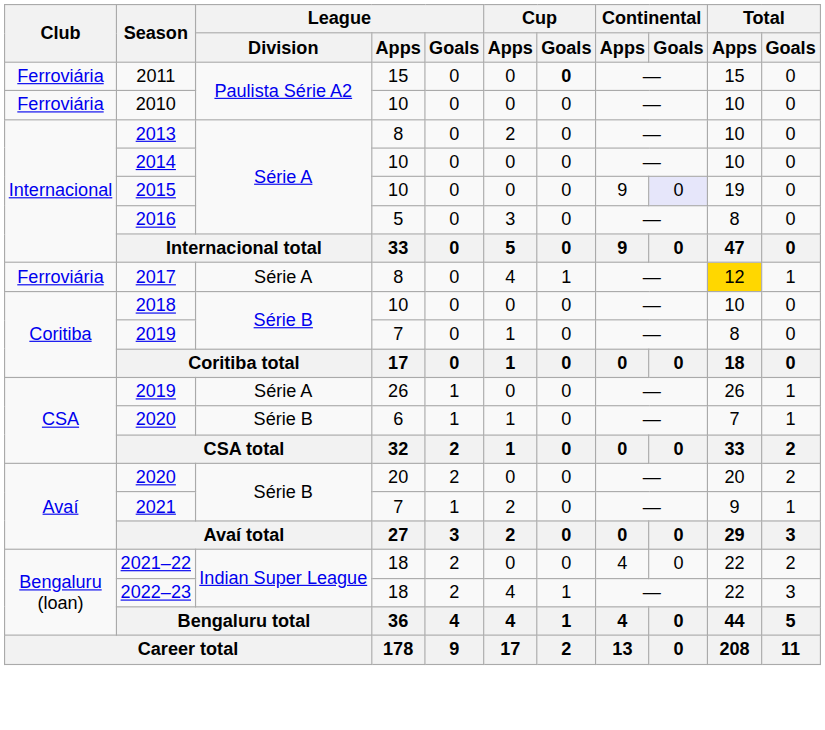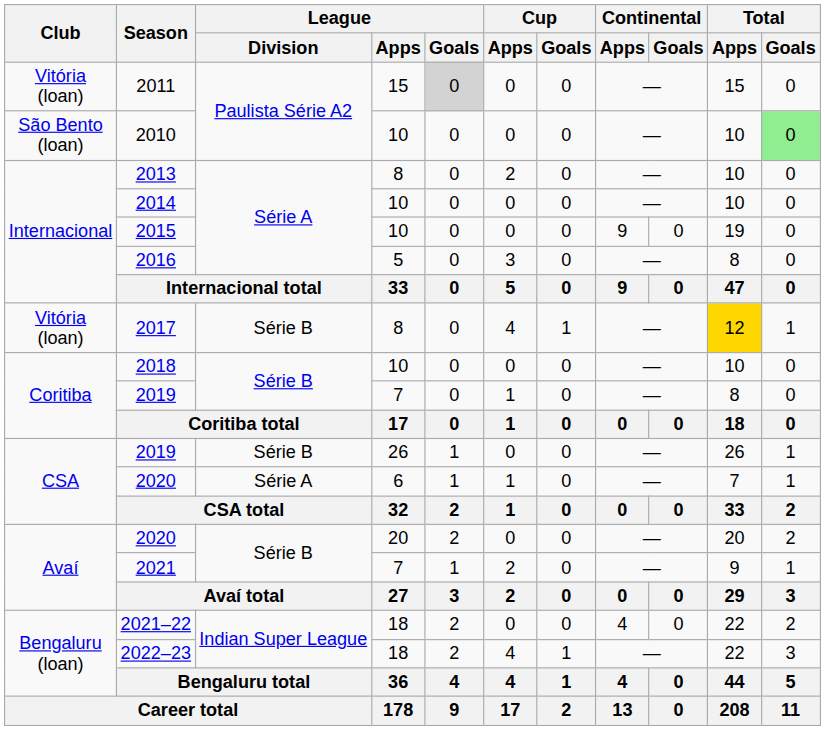(61, 76) Ferroviária -> (60, 86) Vitória (loan)
(454, 76) no background -> (454, 86) lightgrey background
(566, 76) bold -> (566, 86) normal
(61, 104) Ferroviária -> (60, 135) São Bento (loan)
(791, 104) no background -> (791, 135) lightgreen background
(678, 190) lavender background -> (678, 231) no background
(61, 276) Ferroviária -> (60, 327) Vitória (loan)
(283, 276) Série A -> (283, 327) Série B
(283, 391) Série A -> (283, 452) Série B
(283, 420) Série B -> (283, 481) Série A
